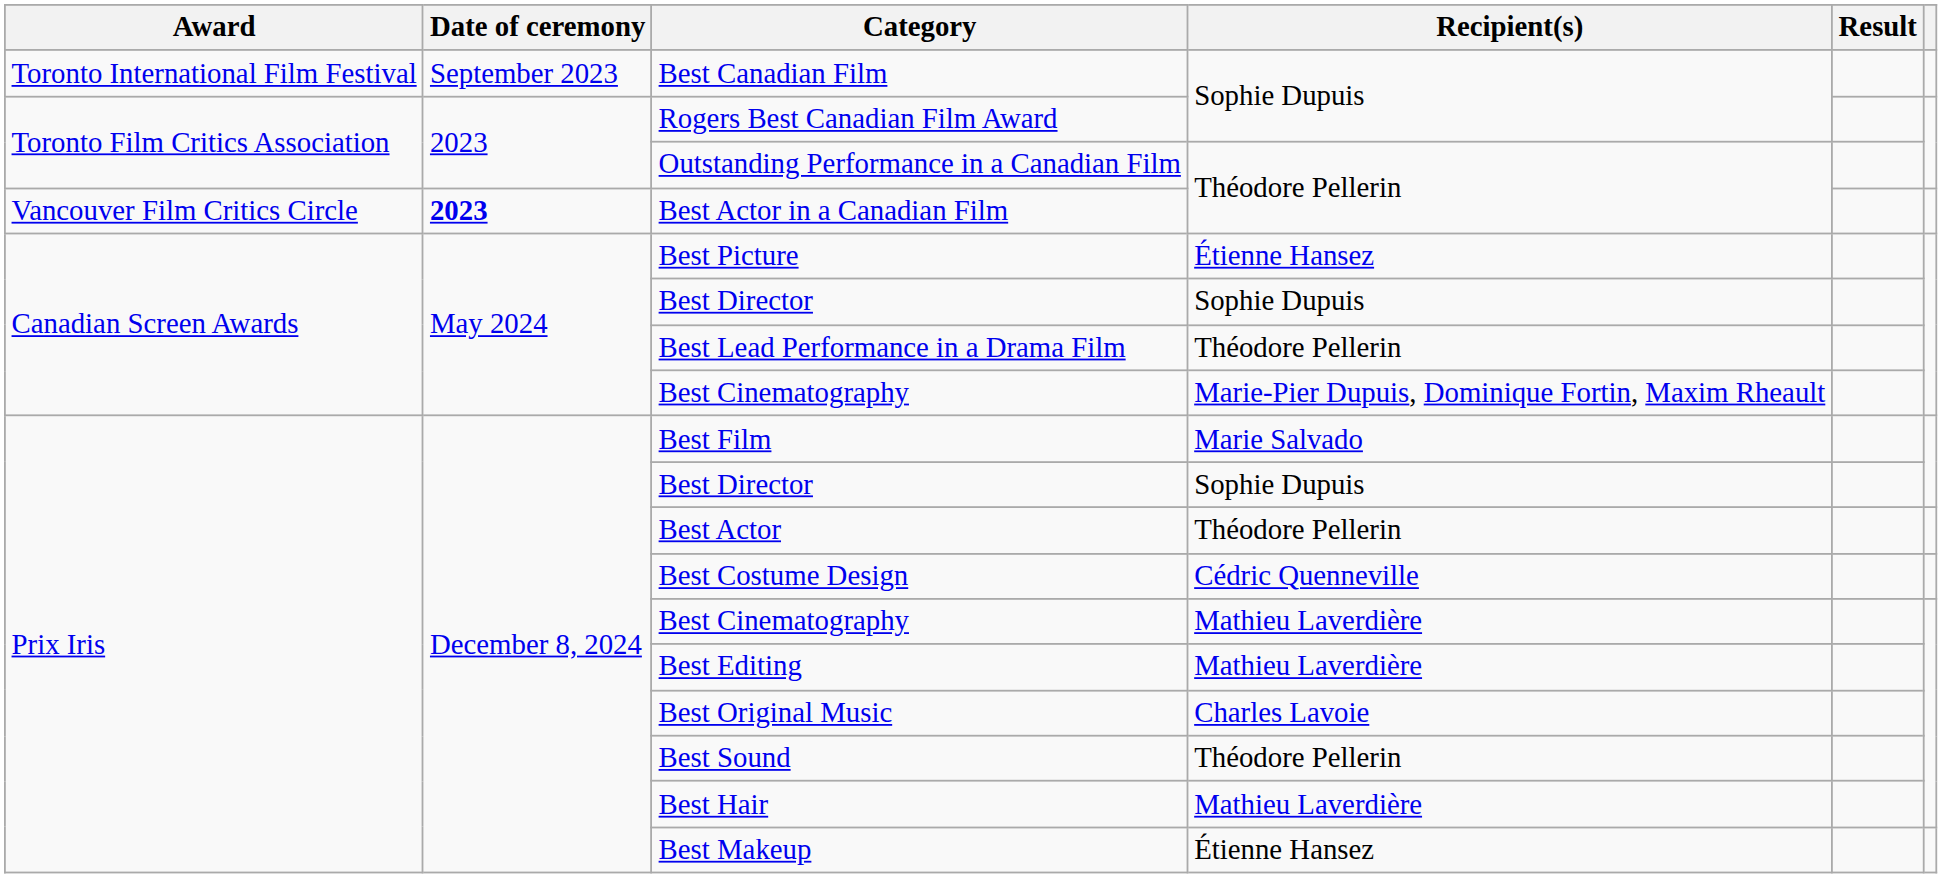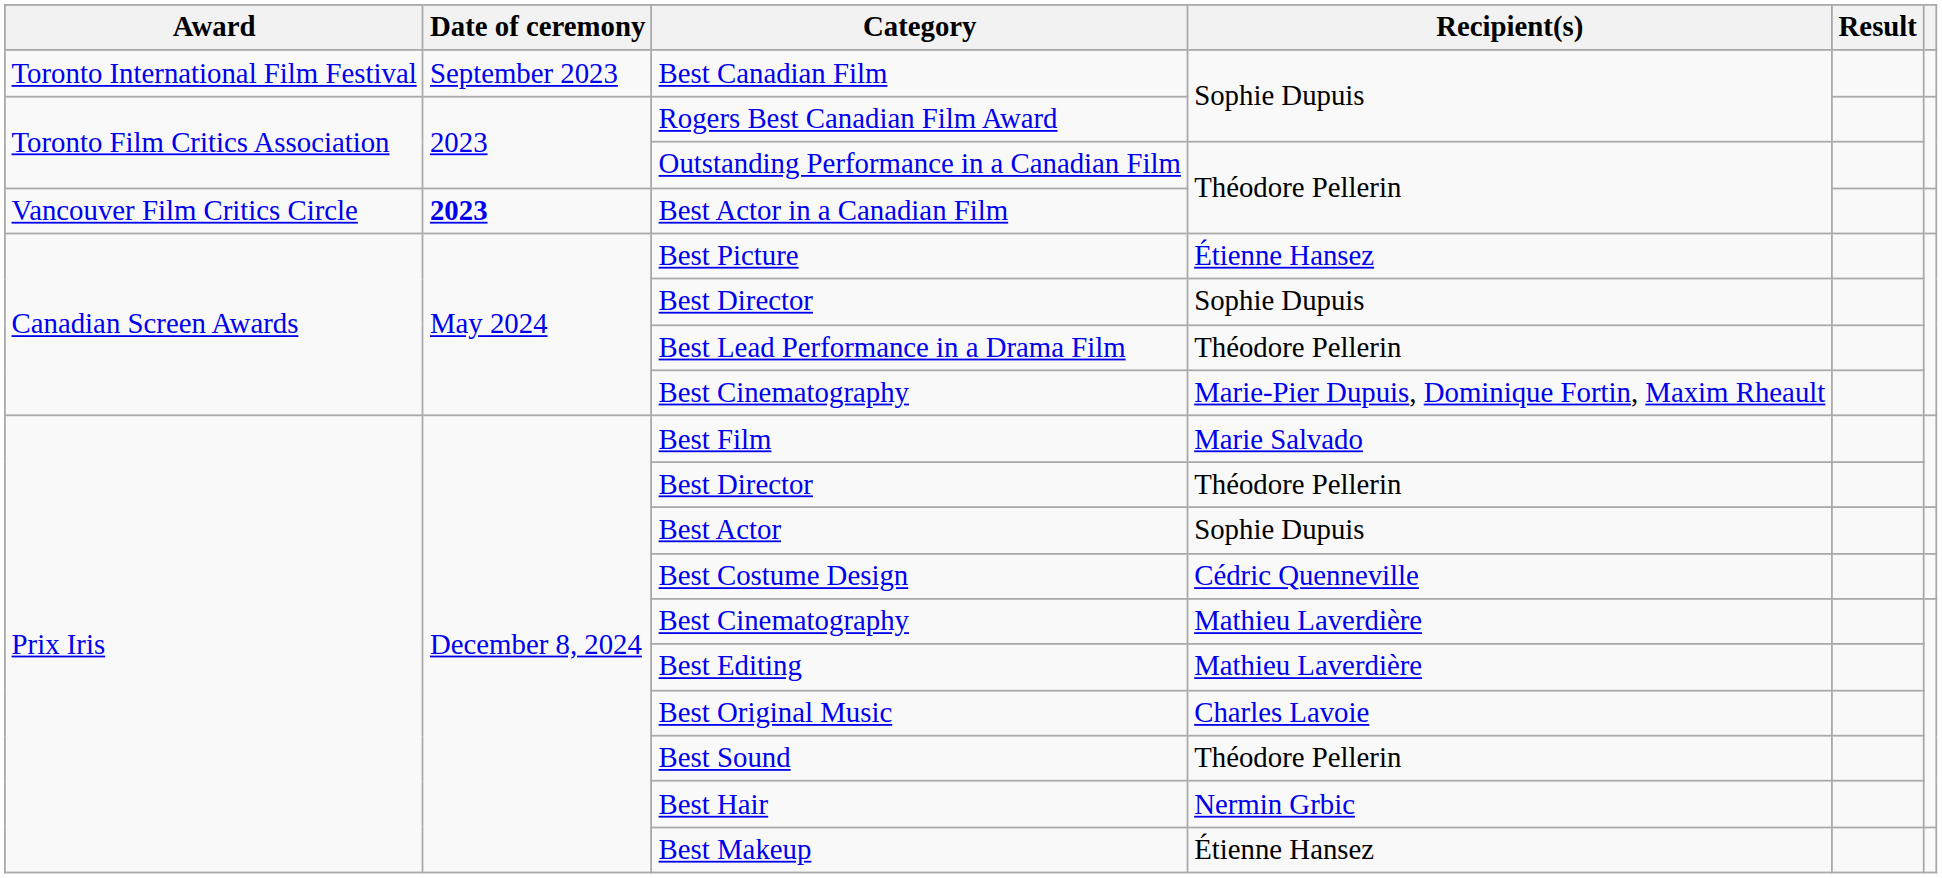(1279, 484) Sophie Dupuis -> (1298, 484) Théodore Pellerin
(1298, 529) Théodore Pellerin -> (1279, 529) Sophie Dupuis
(1308, 803) Mathieu Laverdière -> (1275, 803) Nermin Grbic
